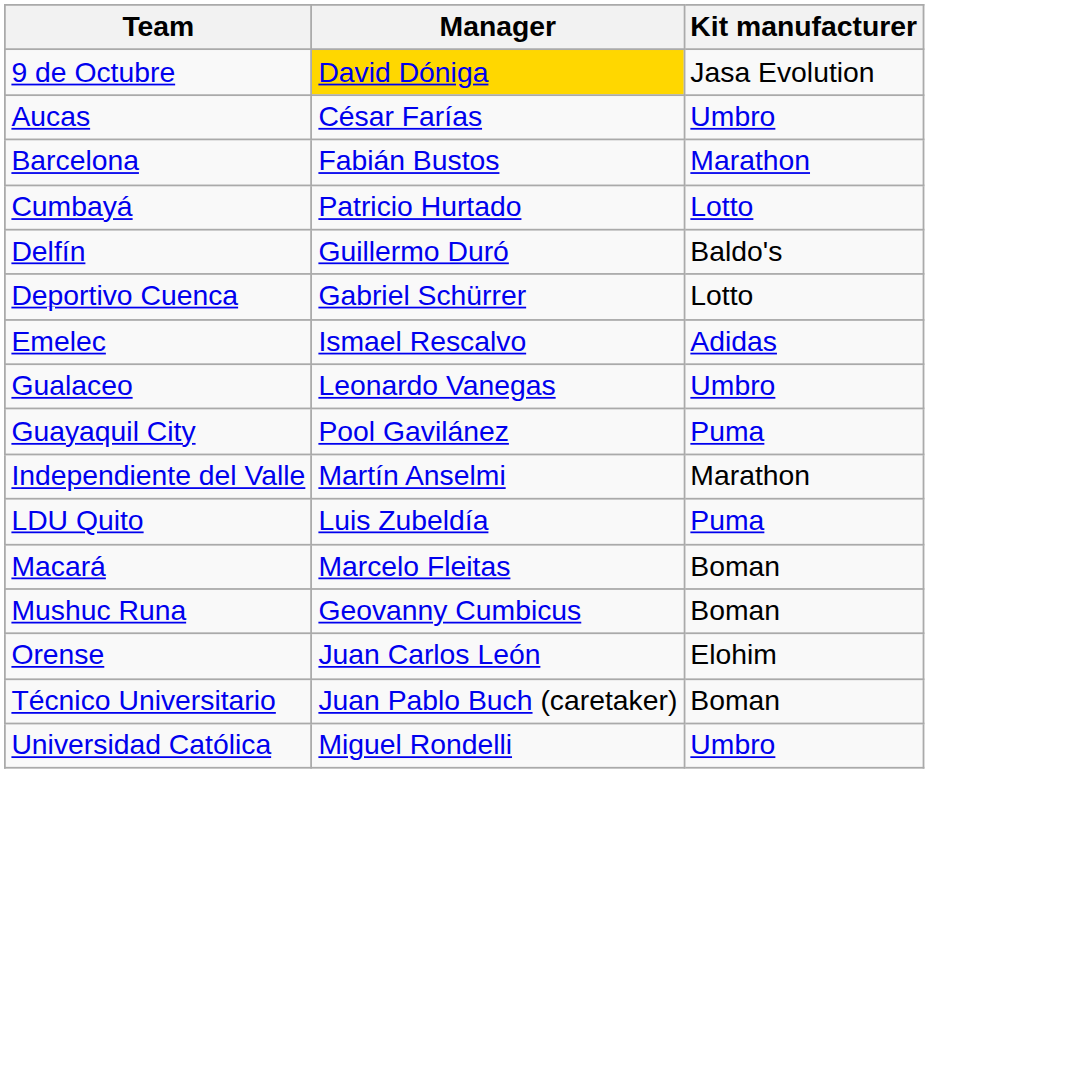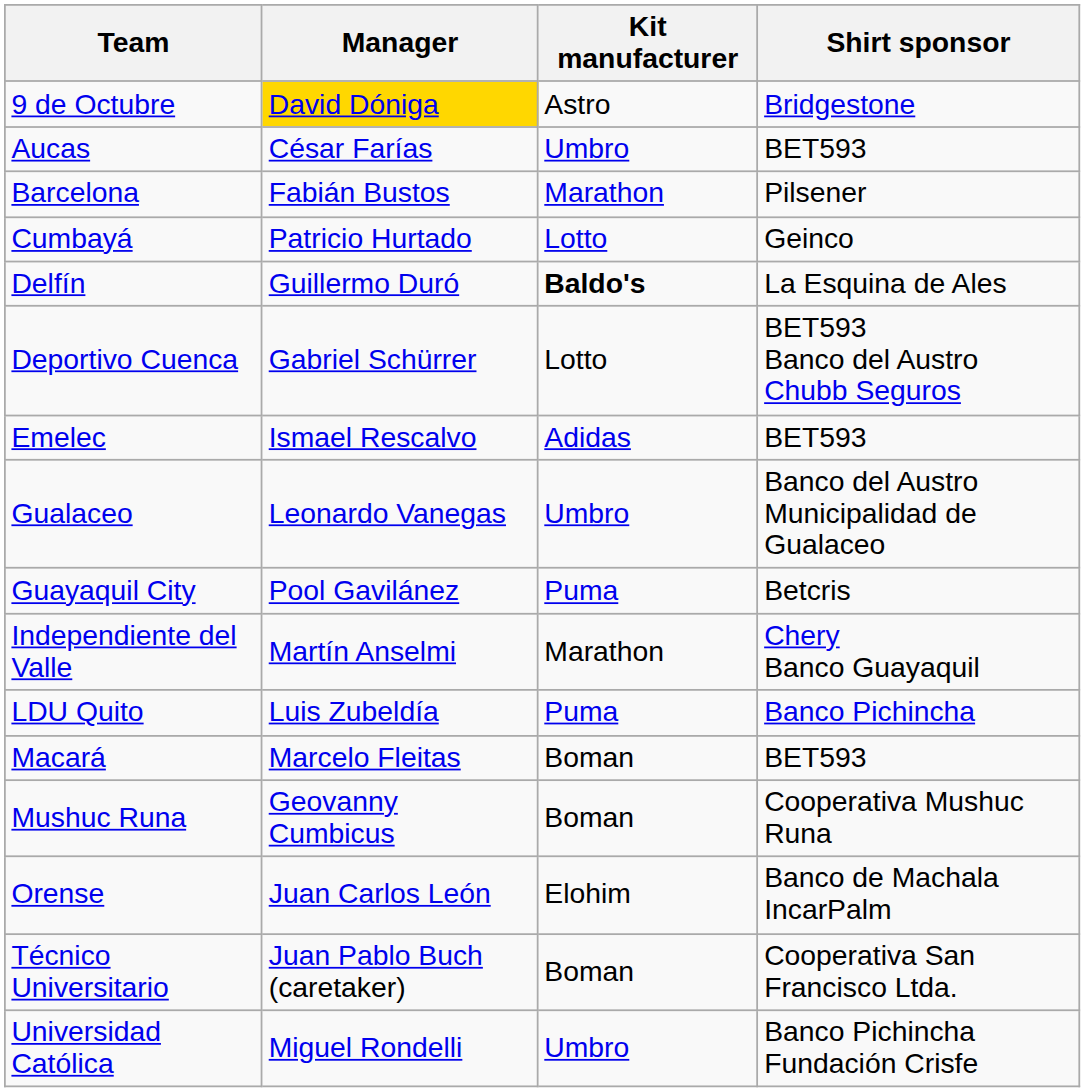+ column: (918, 42)
(782, 71) Jasa Evolution -> (577, 103) Astro
(736, 251) normal -> (595, 283) bold
